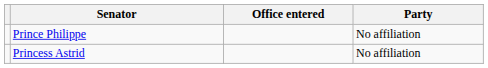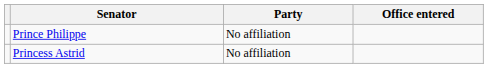columns swapped: (418, 14) <-> (288, 14)
